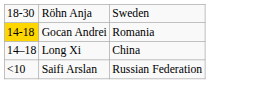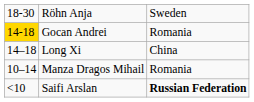+ row: (93, 69)
(157, 69) normal -> (198, 87) bold
